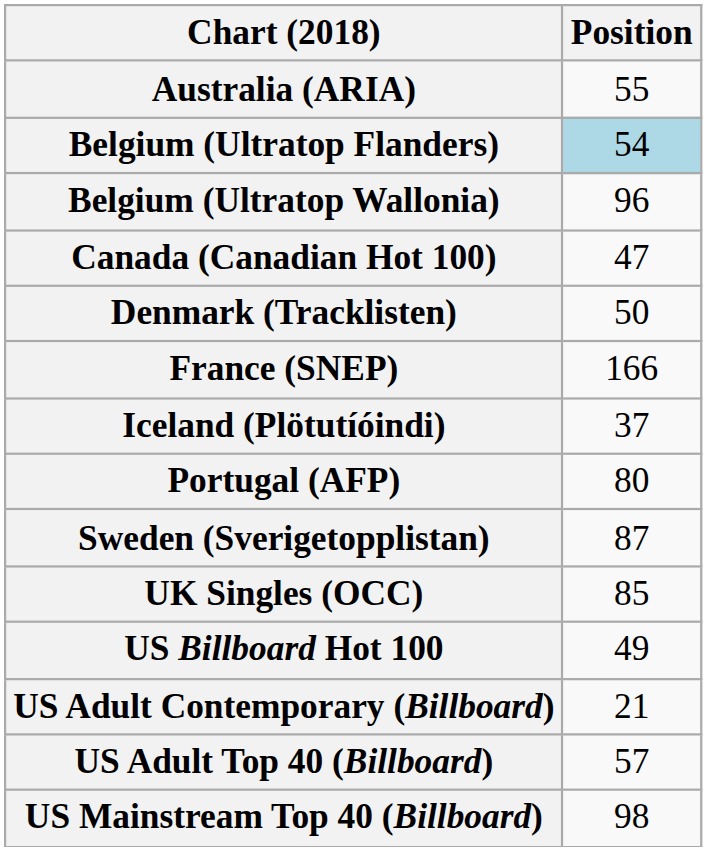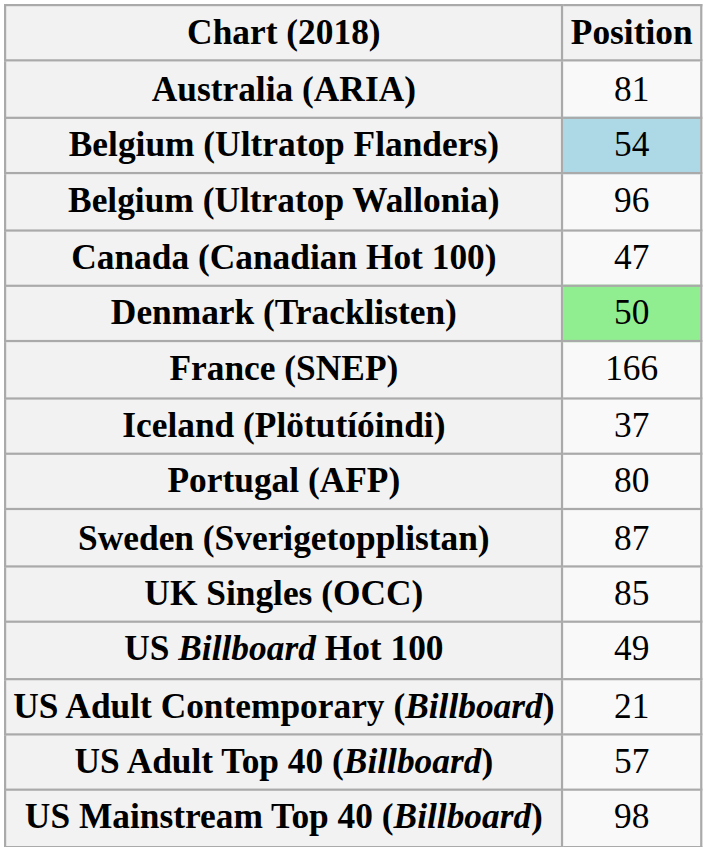(632, 88) 55 -> (632, 88) 81
(632, 312) no background -> (632, 312) lightgreen background
